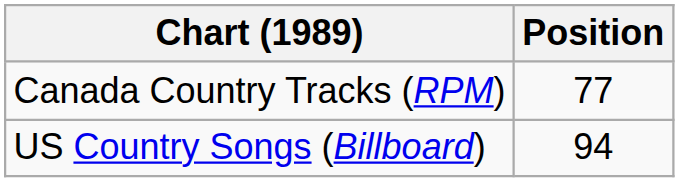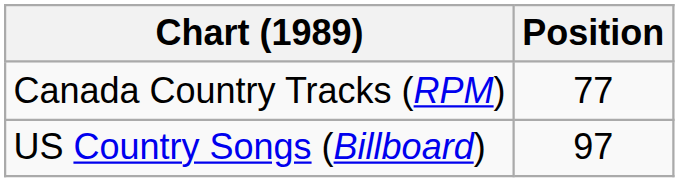(593, 147) 94 -> (593, 147) 97
